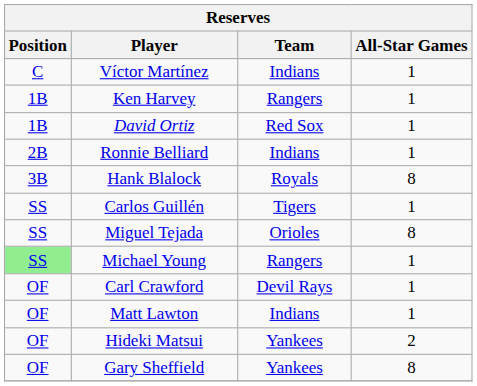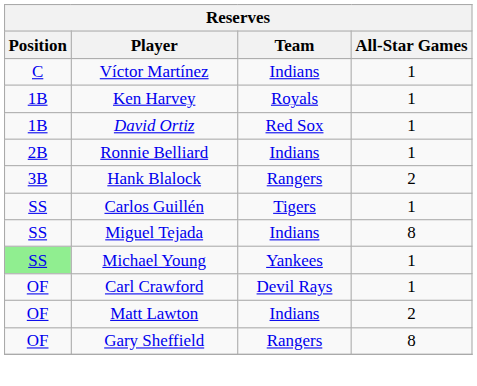(295, 98) Rangers -> (294, 98) Royals
(294, 179) Royals -> (295, 179) Rangers
(411, 179) 8 -> (411, 179) 2
(294, 233) Orioles -> (294, 233) Indians
(295, 260) Rangers -> (294, 260) Yankees
(411, 313) 1 -> (411, 313) 2
- row: (154, 340)
(294, 367) Yankees -> (295, 340) Rangers
